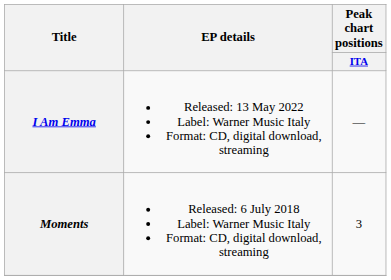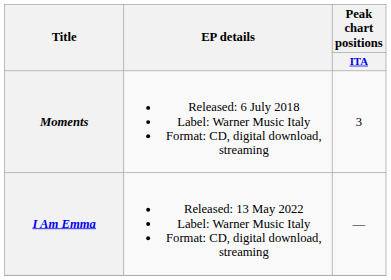rows swapped: (64, 224) <-> (64, 121)
